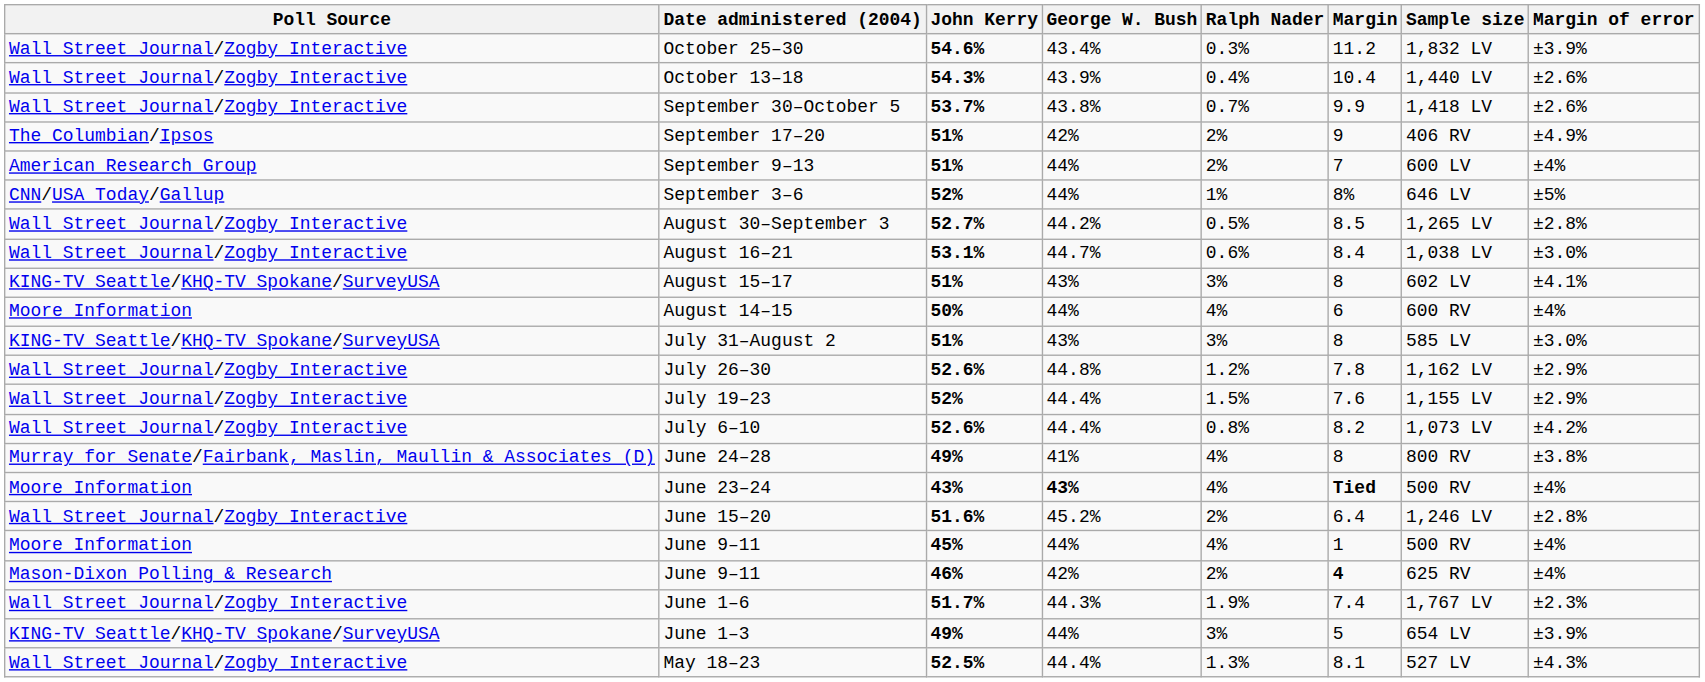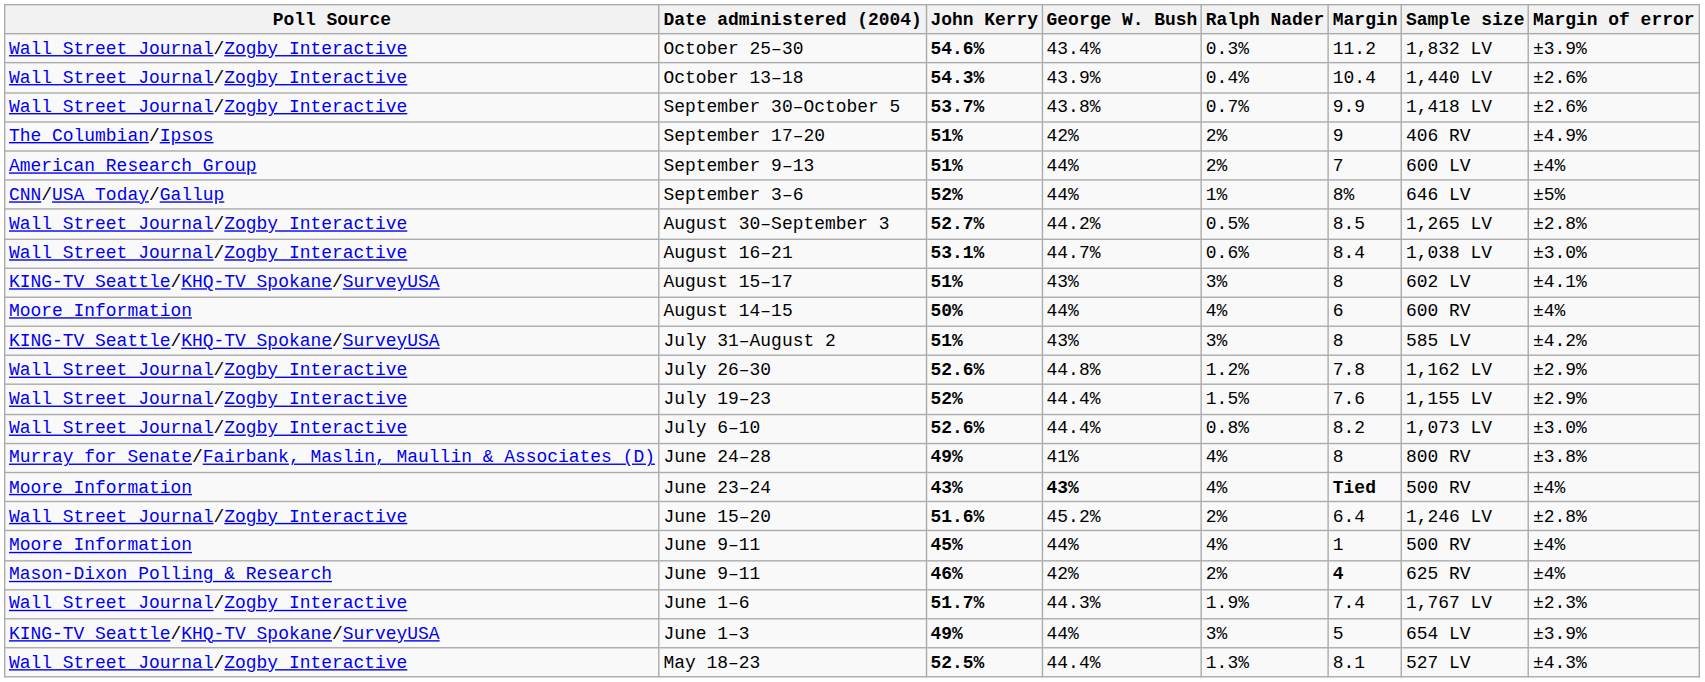(1560, 341) ±3.0% -> (1560, 341) ±4.2%
(1560, 429) ±4.2% -> (1560, 429) ±3.0%
